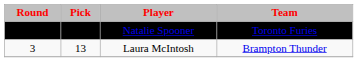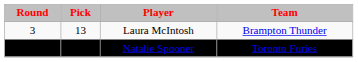rows swapped: (158, 30) <-> (158, 48)
